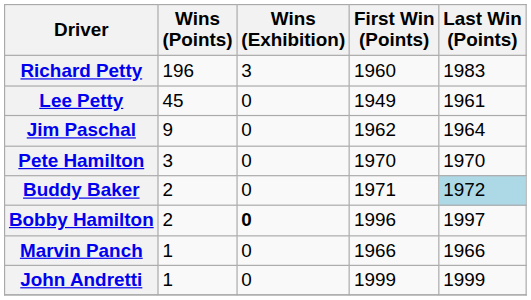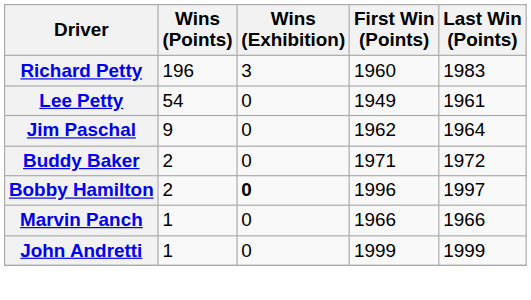(173, 100) 45 -> (173, 100) 54
- row: (81, 160)
(464, 190) lightblue background -> (464, 160) no background
